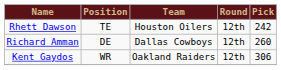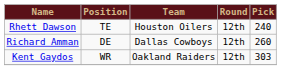(263, 27) 242 -> (263, 27) 240
(263, 57) 306 -> (263, 57) 303
